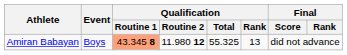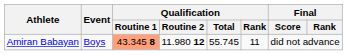(224, 43) 55.325 -> (224, 43) 55.745
(255, 43) 13 -> (255, 43) 11
